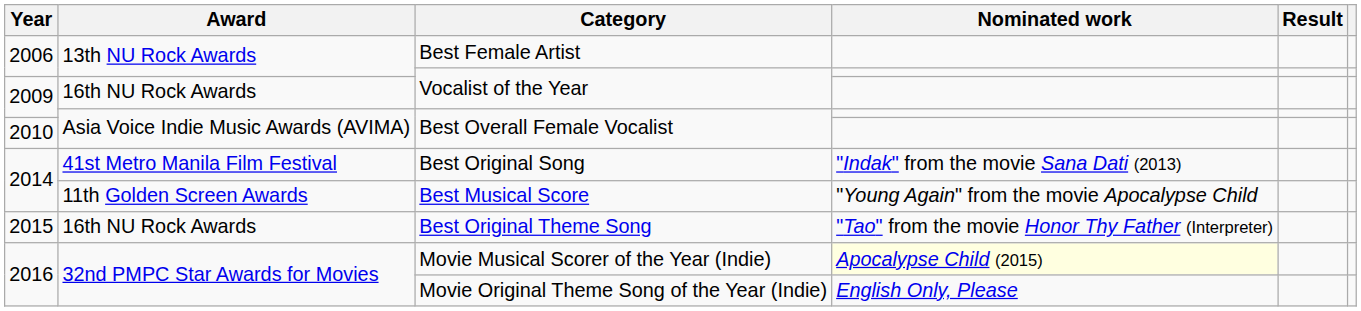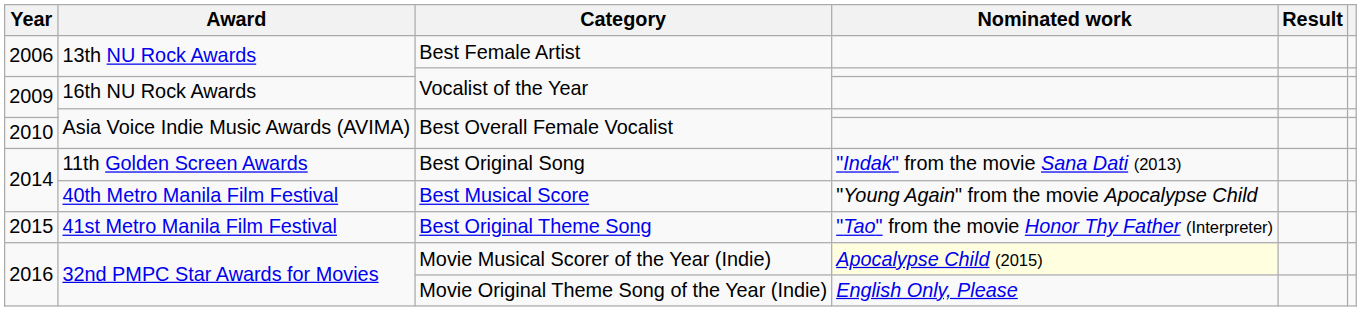(200, 164) 41st Metro Manila Film Festival -> (185, 164) 11th Golden Screen Awards
(185, 195) 11th Golden Screen Awards -> (200, 195) 40th Metro Manila Film Festival
(159, 227) 16th NU Rock Awards -> (200, 227) 41st Metro Manila Film Festival
